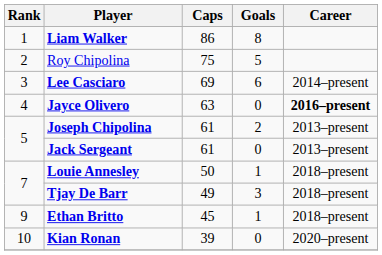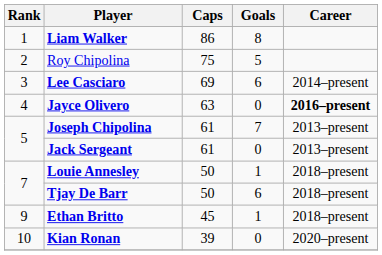(258, 127) 2 -> (258, 127) 7
(208, 194) 49 -> (208, 194) 50
(258, 194) 3 -> (258, 194) 6
